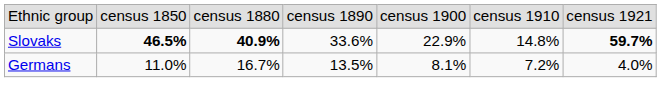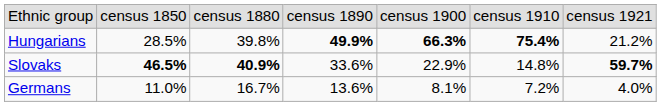+ row: (47, 40)
(351, 64) 13.5% -> (351, 88) 13.6%
